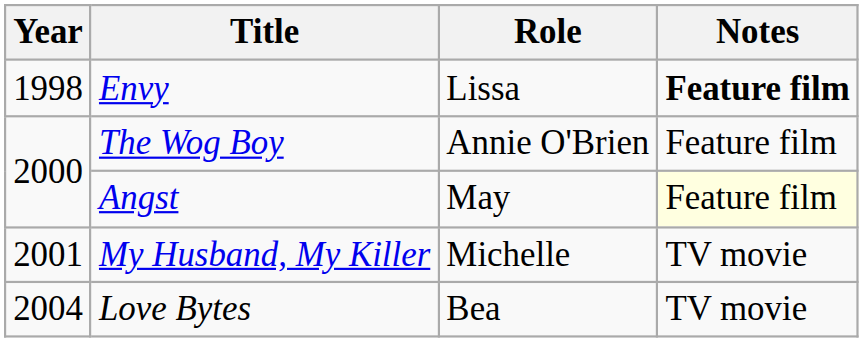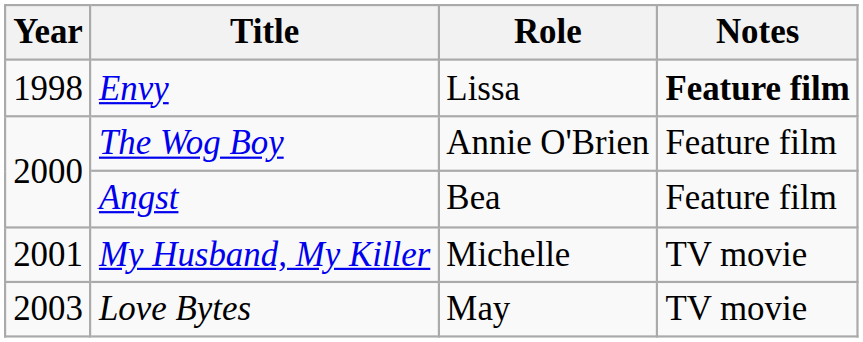(478, 198) May -> (473, 198) Bea
(751, 198) lightyellow background -> (751, 198) no background
(48, 308) 2004 -> (48, 308) 2003
(473, 308) Bea -> (478, 308) May
